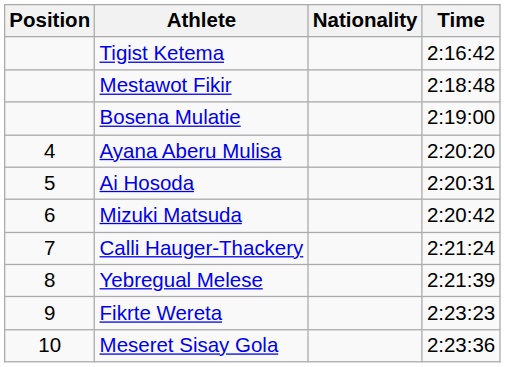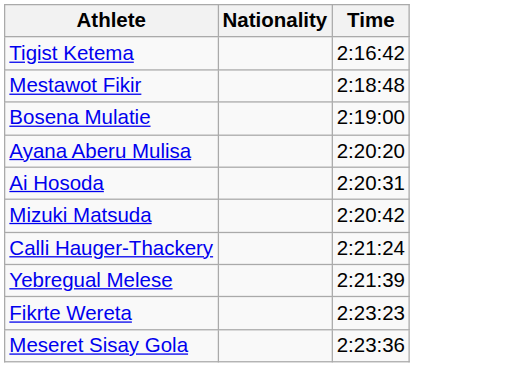- column: (50, 20)
